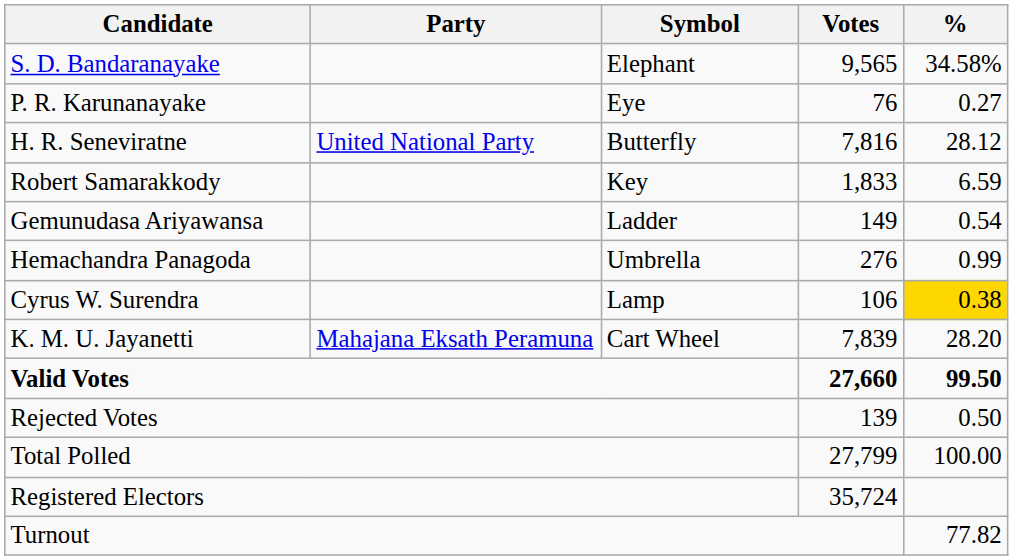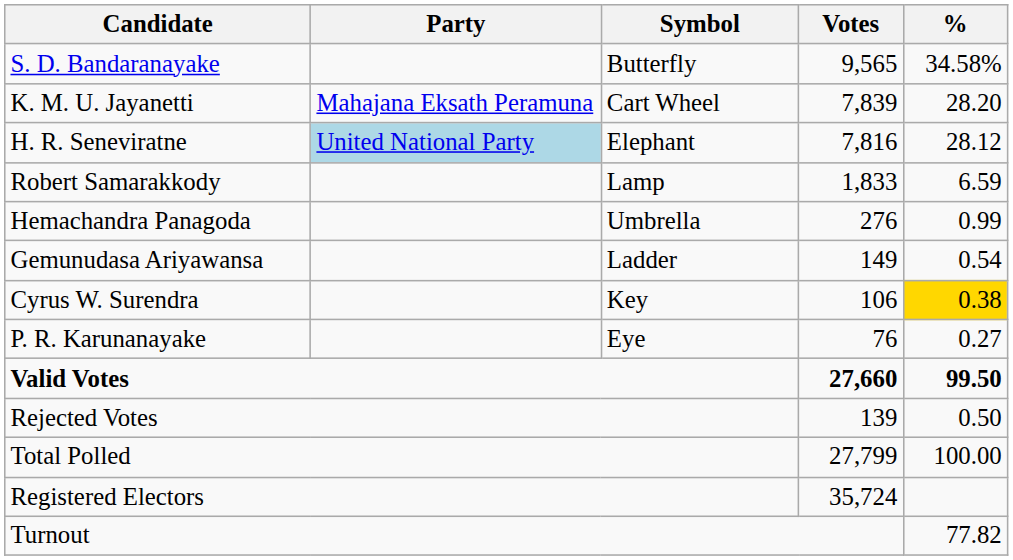(651, 63) Elephant -> (652, 63) Butterfly
rows swapped: (102, 338) <-> (108, 102)
(425, 142) no background -> (425, 142) lightblue background
(652, 142) Butterfly -> (651, 142) Elephant
(628, 181) Key -> (636, 181) Lamp
rows swapped: (131, 260) <-> (137, 220)
(636, 299) Lamp -> (628, 299) Key
